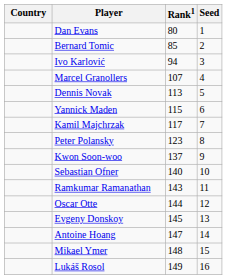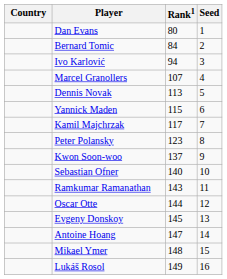(173, 46) 85 -> (173, 46) 84
